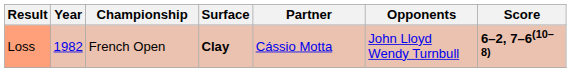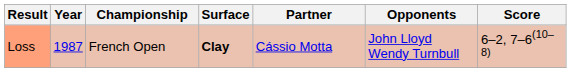(68, 46) 1982 -> (68, 46) 1987
(517, 46) bold -> (517, 44) normal
